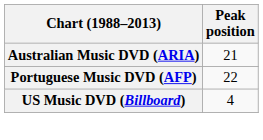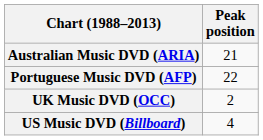+ row: (104, 100)
